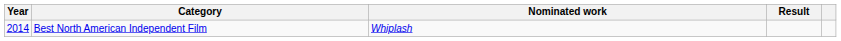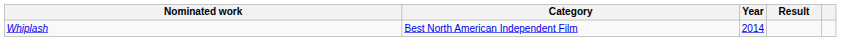columns swapped: (18, 12) <-> (568, 12)
